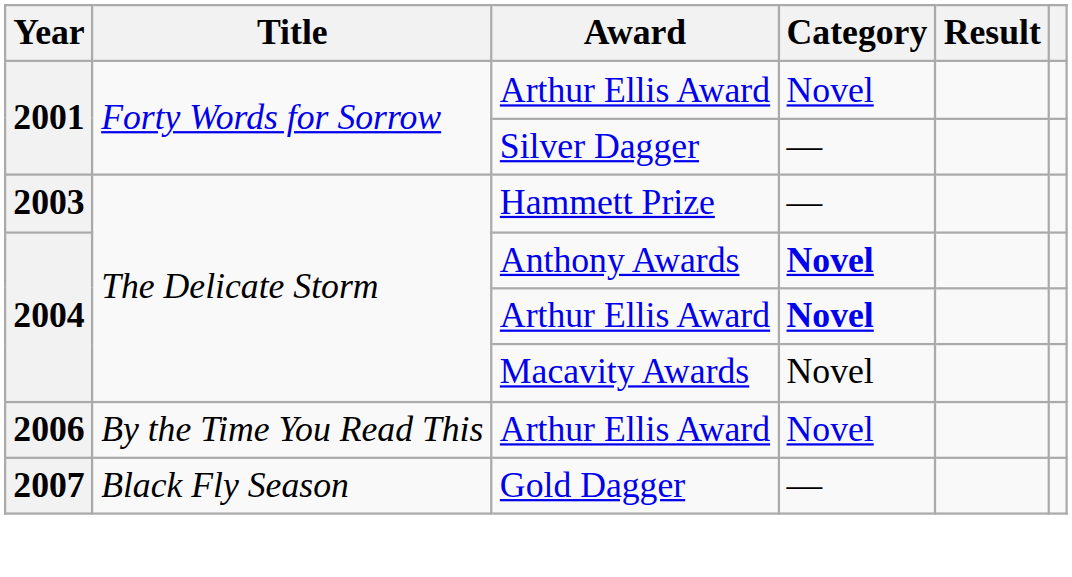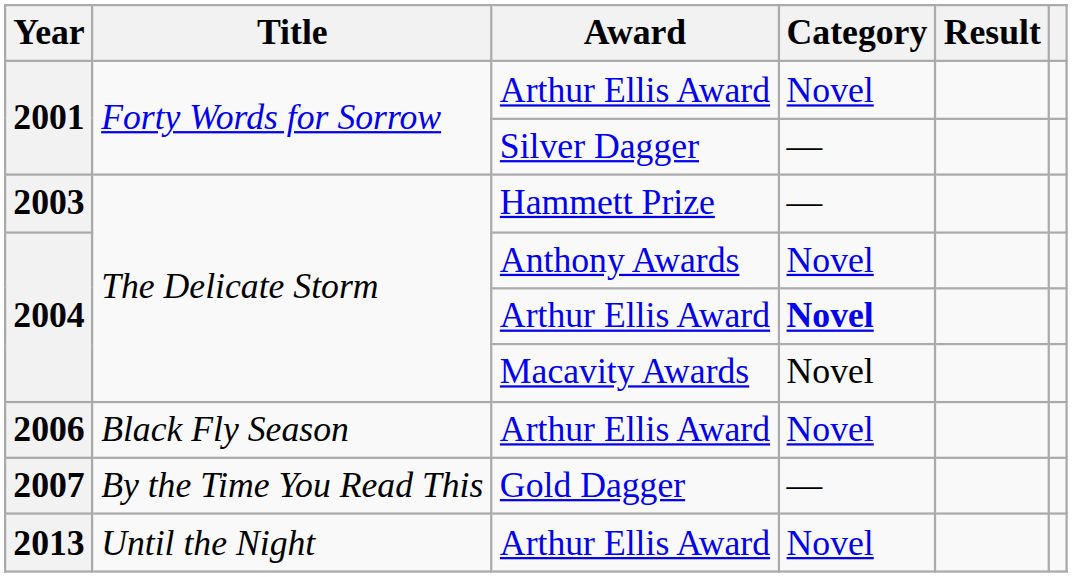(830, 259) bold -> (830, 259) normal
(292, 428) By the Time You Read This -> (225, 428) Black Fly Season
(225, 485) Black Fly Season -> (292, 485) By the Time You Read This
+ row: (49, 542)
